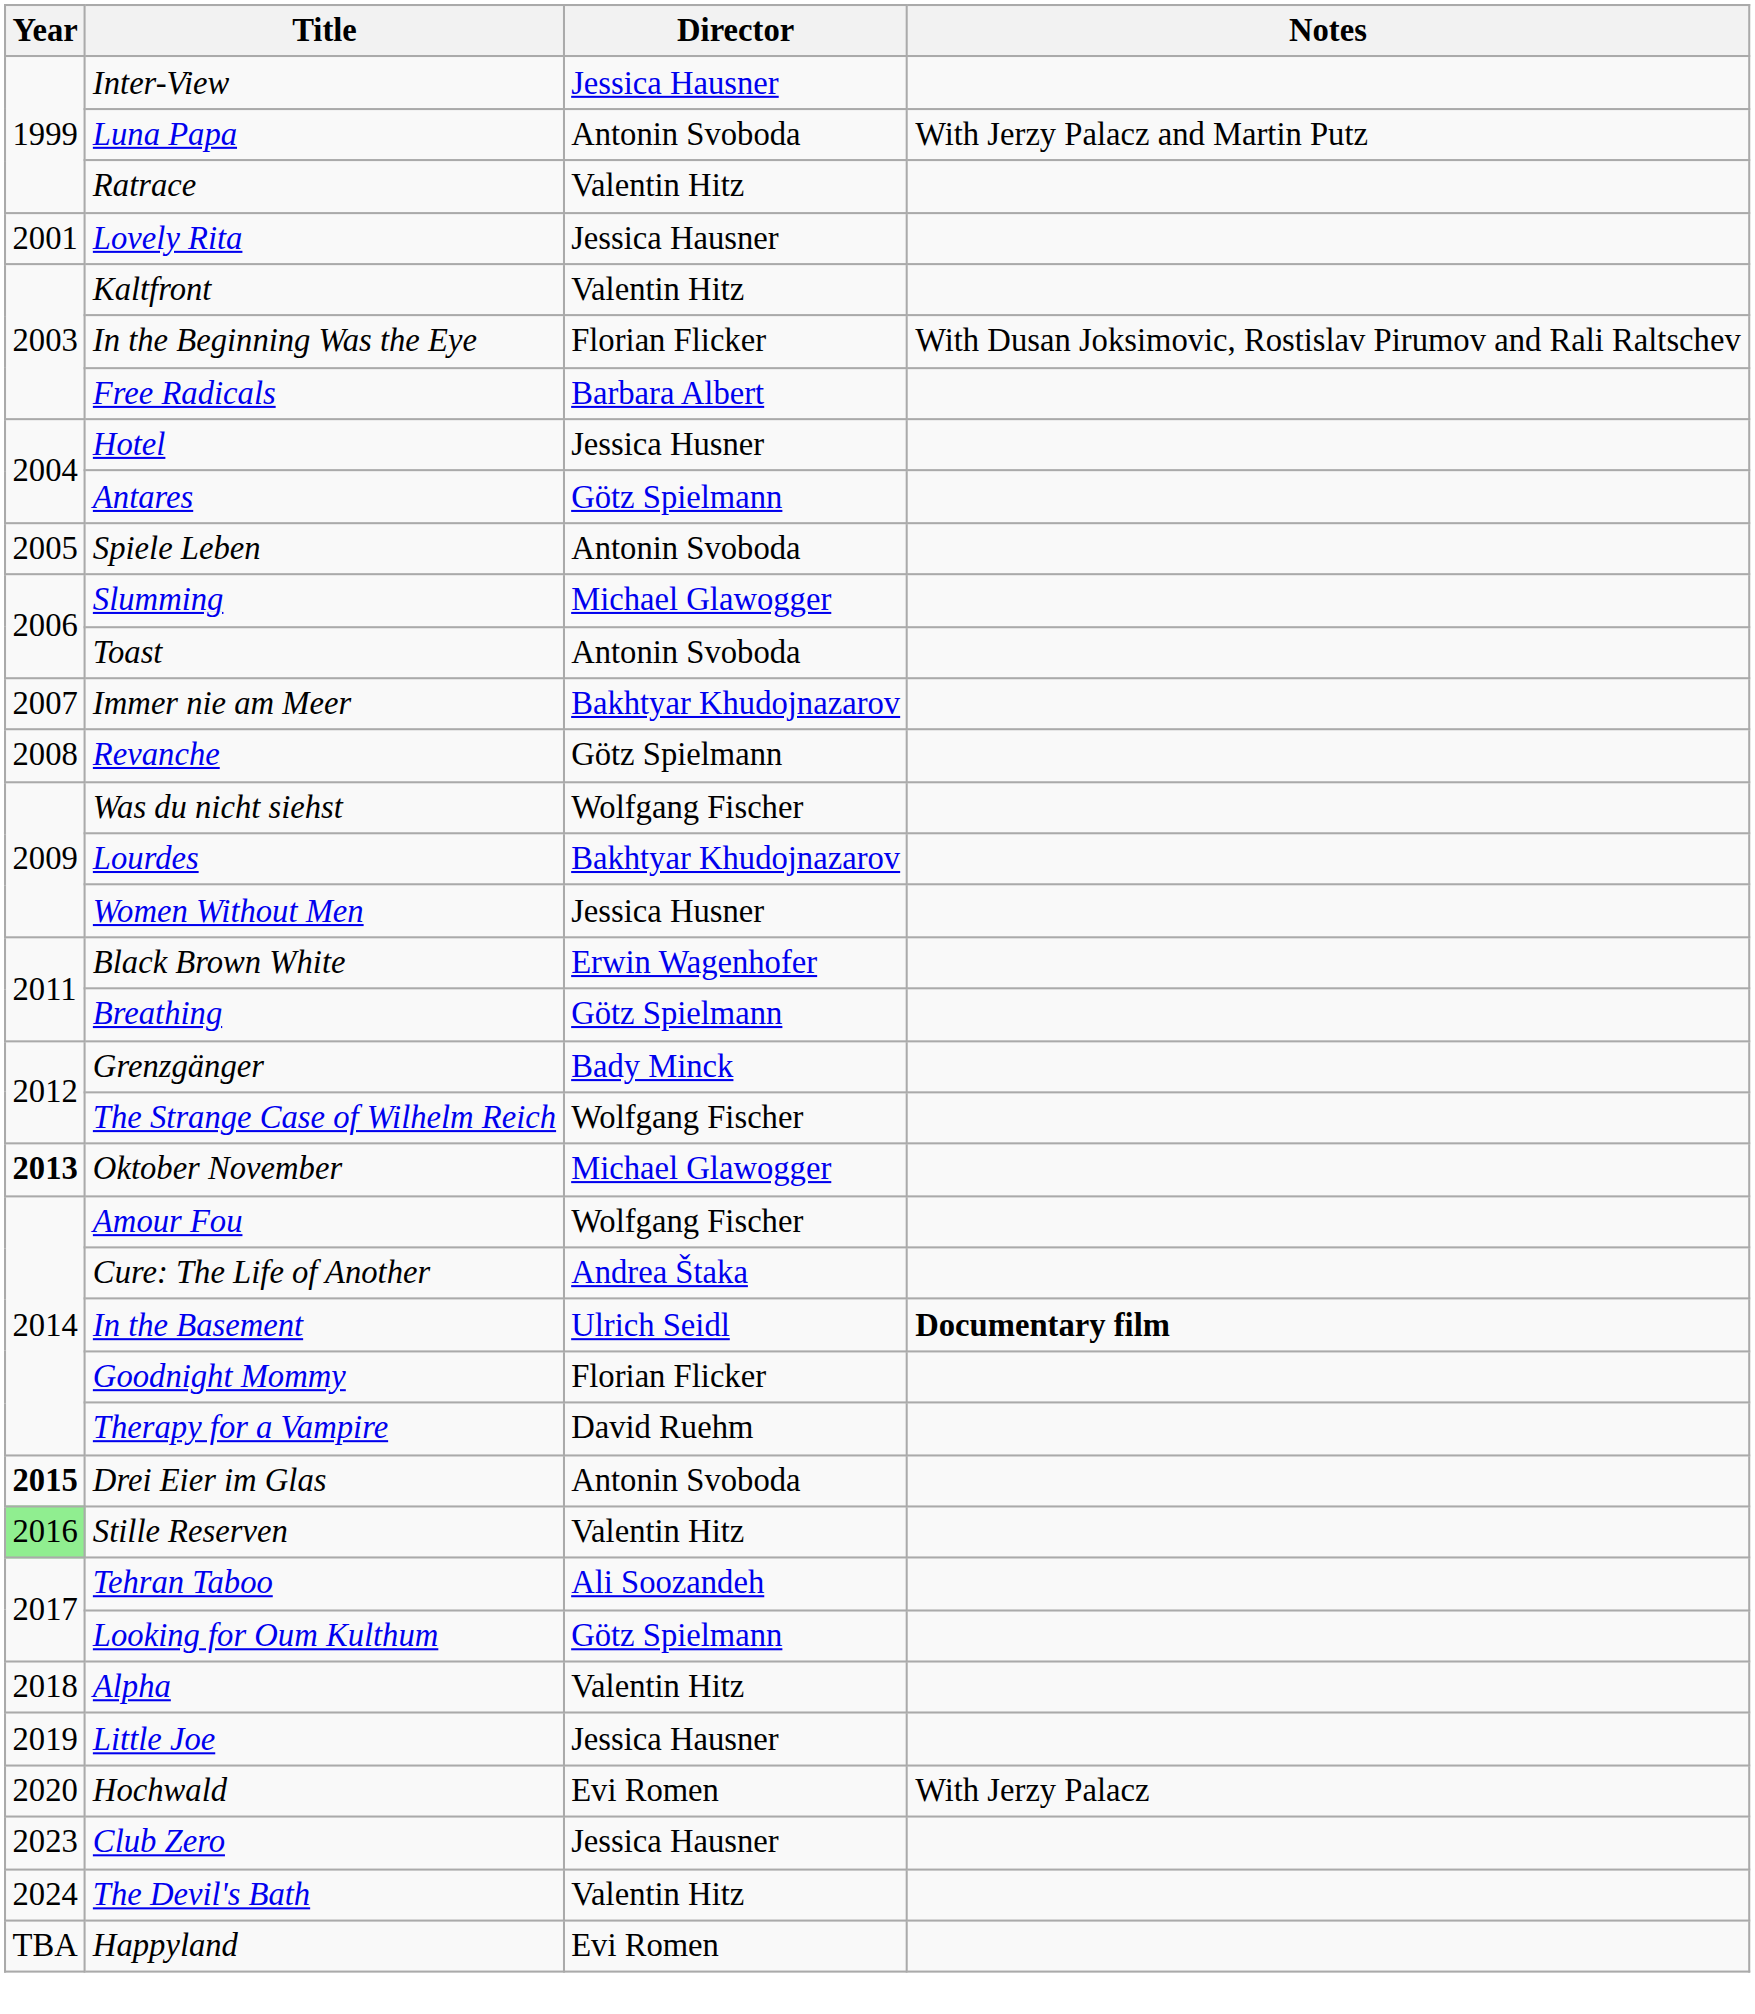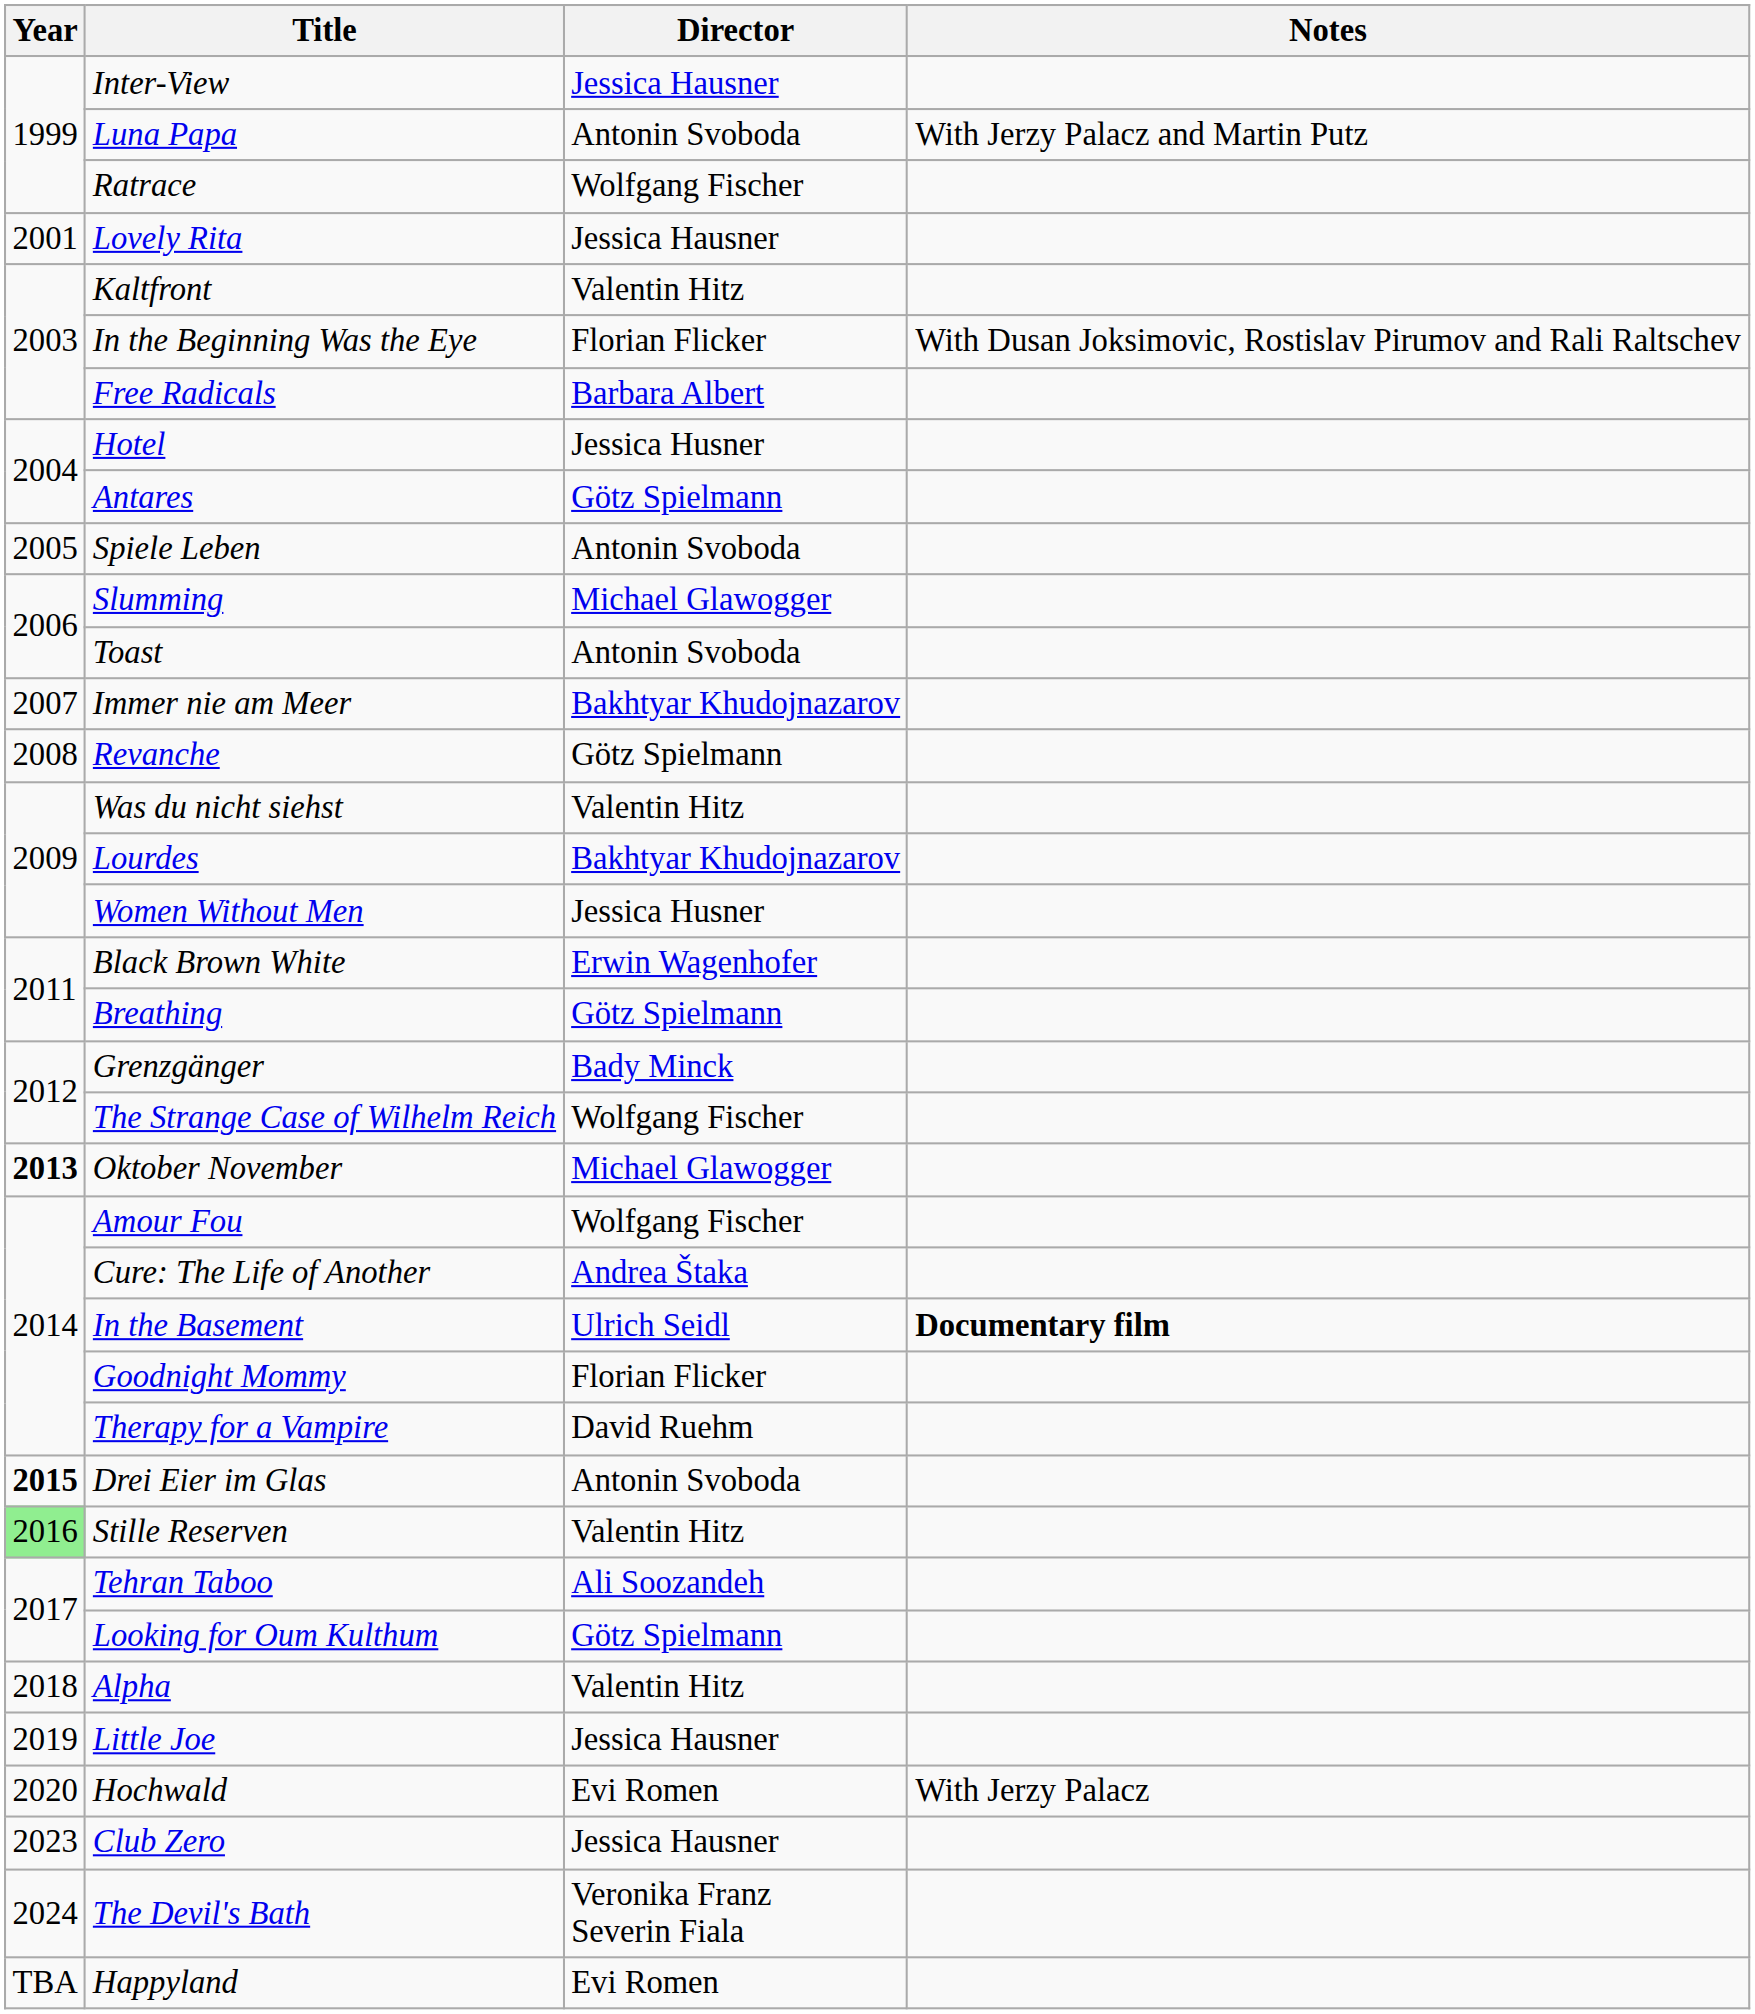(658, 185) Valentin Hitz -> (687, 185) Wolfgang Fischer
(687, 806) Wolfgang Fischer -> (658, 806) Valentin Hitz
(658, 1893) Valentin Hitz -> (671, 1912) Veronika Franz Severin Fiala
